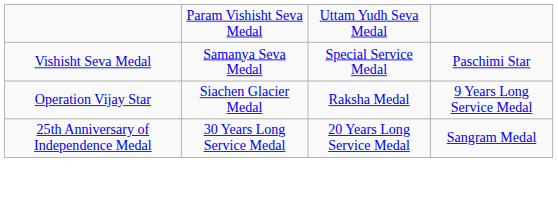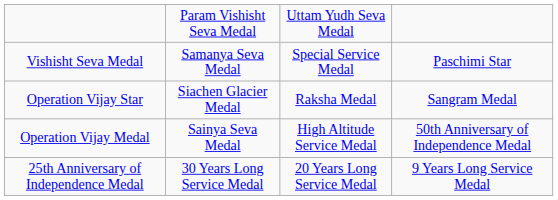(492, 99) 9 Years Long Service Medal -> (472, 99) Sangram Medal
+ row: (85, 138)
(492, 138) Sangram Medal -> (472, 176) 9 Years Long Service Medal
